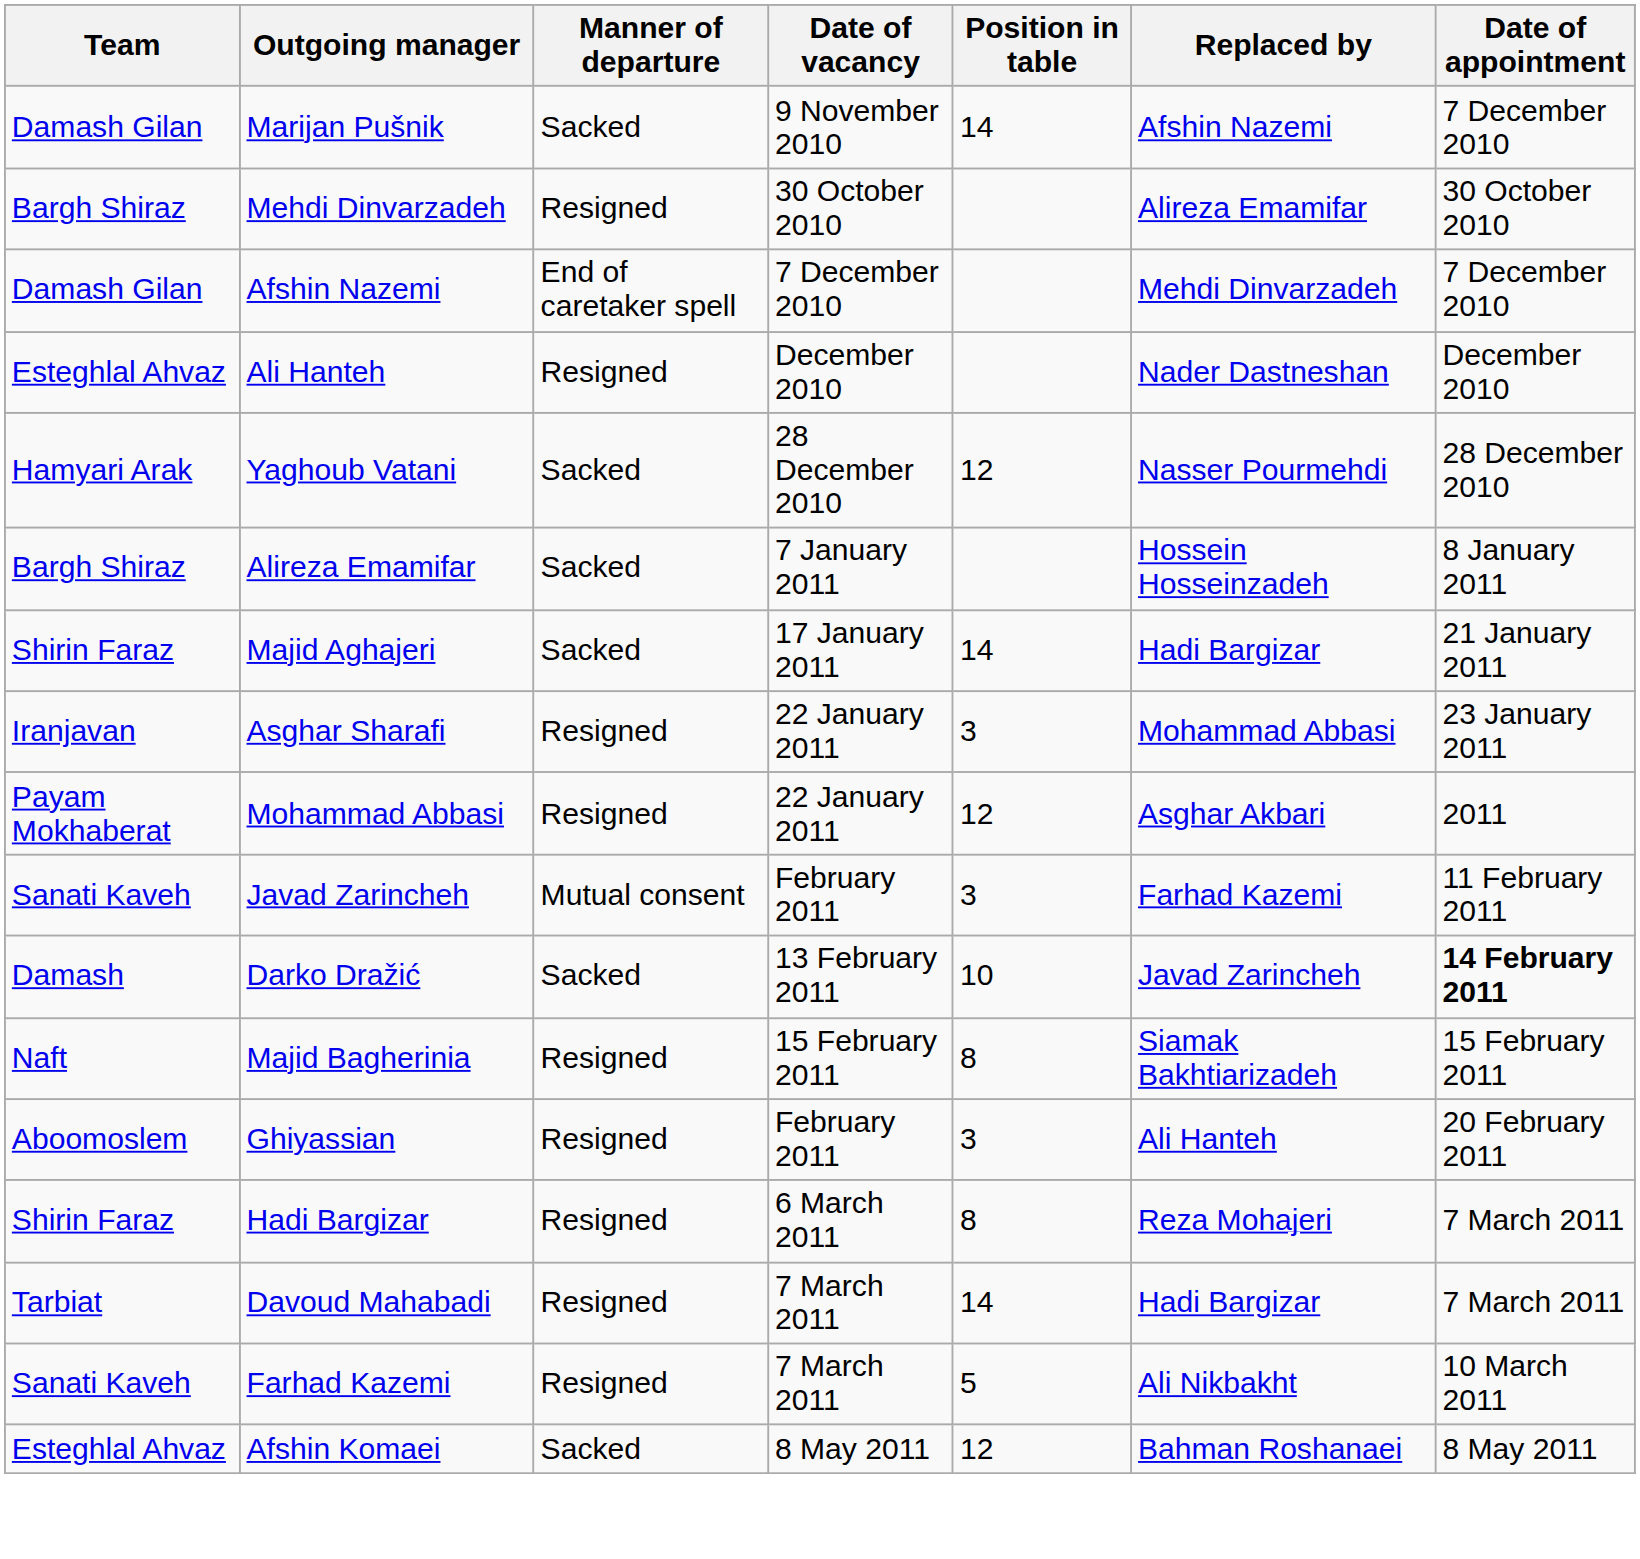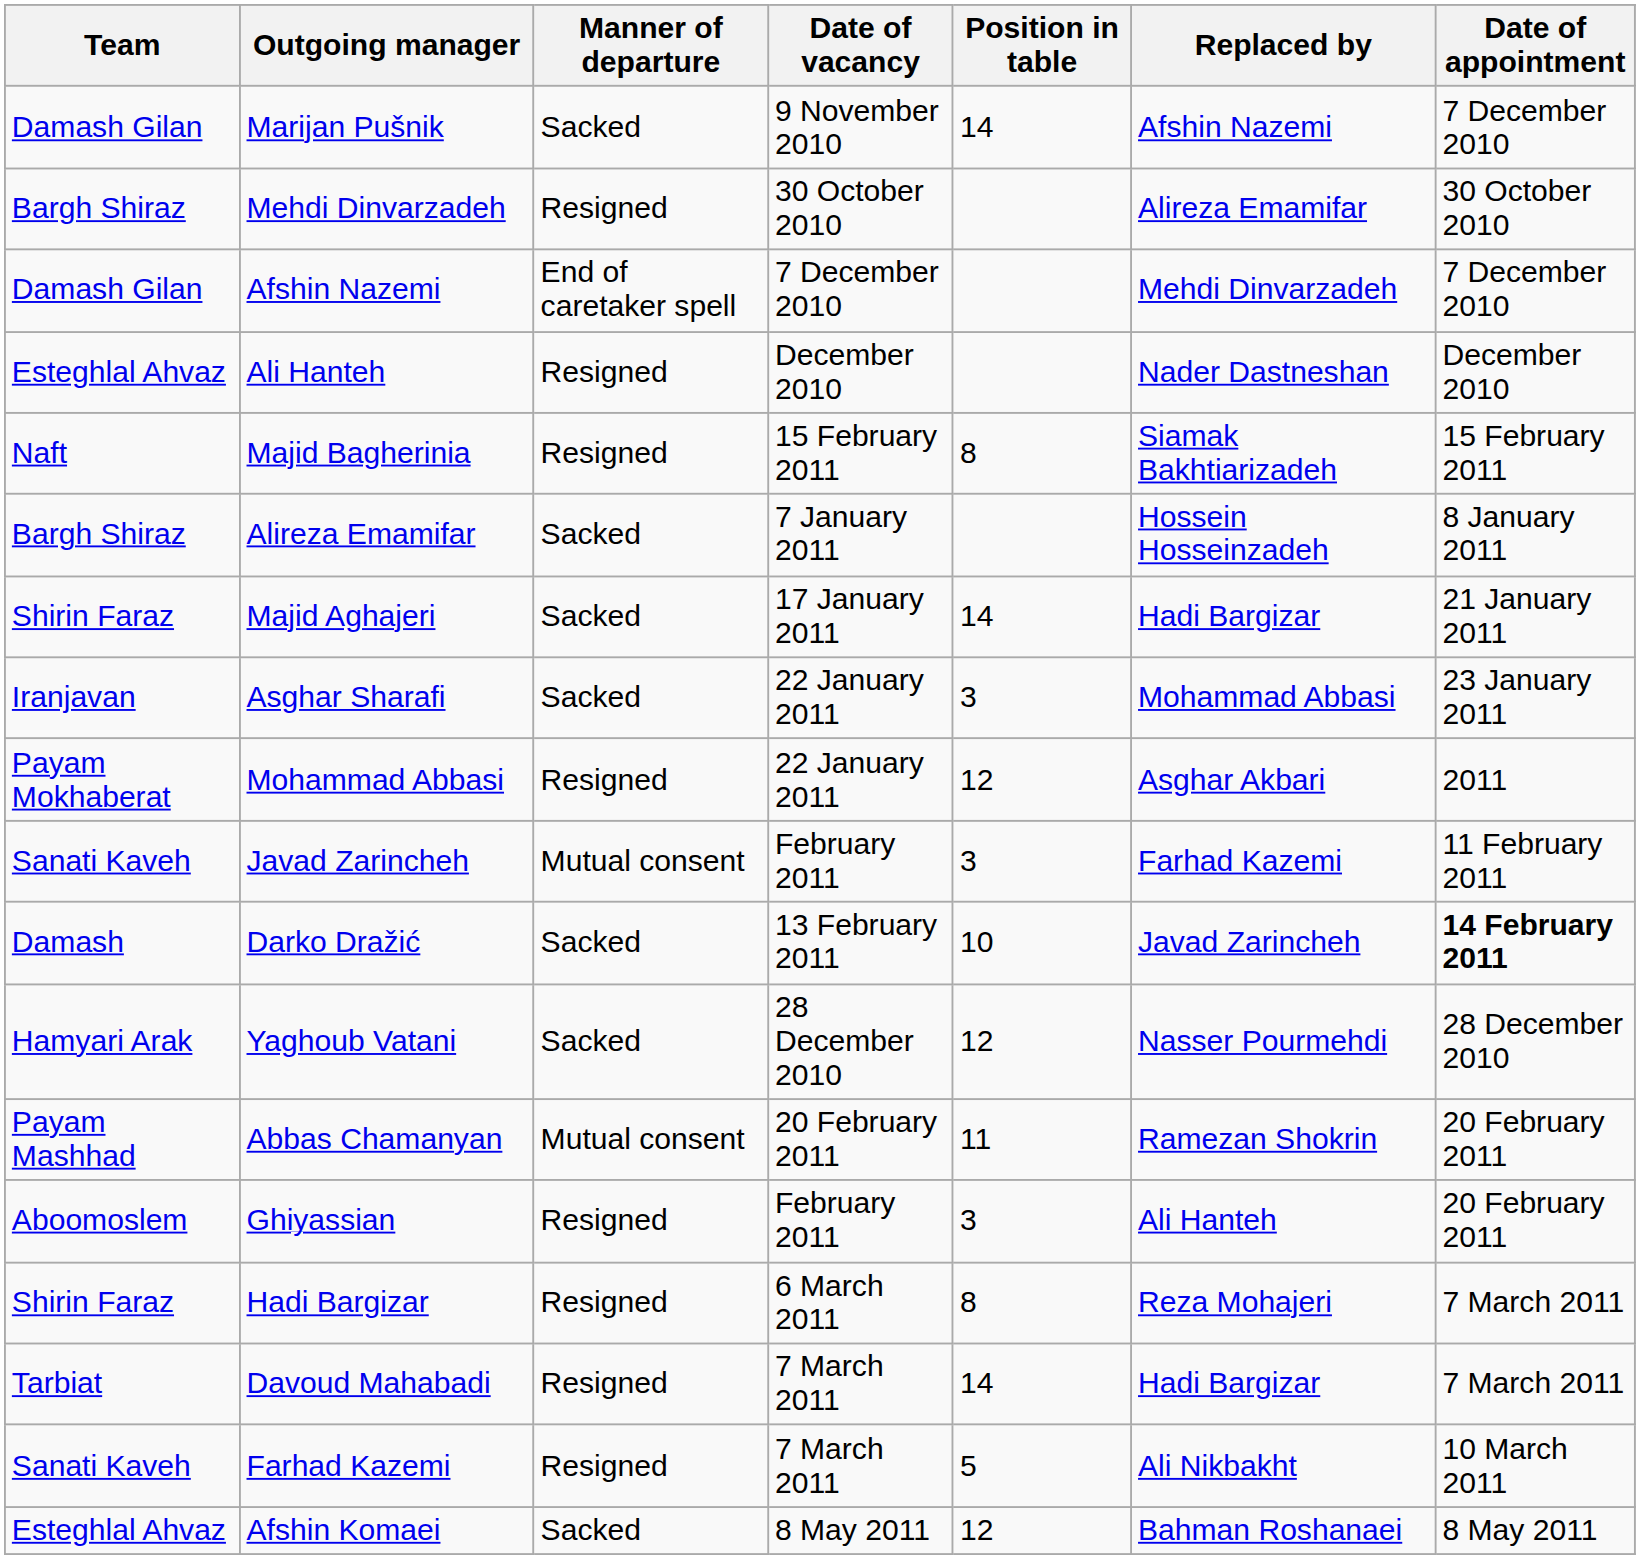rows swapped: (351, 469) <-> (359, 1057)
(604, 731) Resigned -> (591, 697) Sacked
+ row: (374, 1139)
